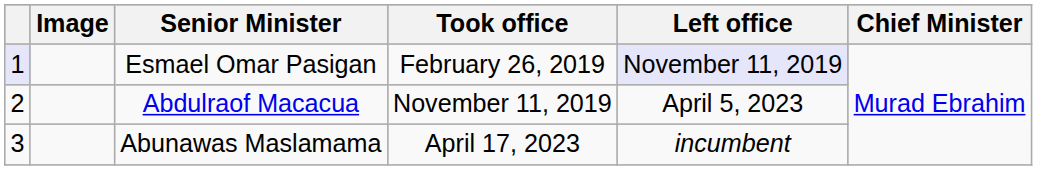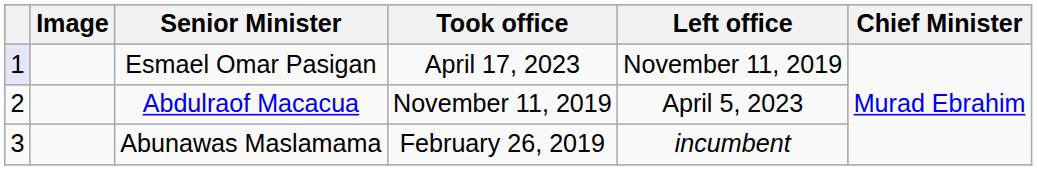(502, 64) February 26, 2019 -> (502, 64) April 17, 2023
(733, 64) lavender background -> (733, 64) no background
(502, 143) April 17, 2023 -> (502, 143) February 26, 2019
